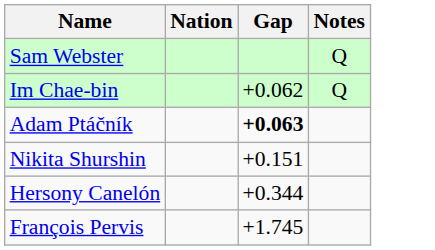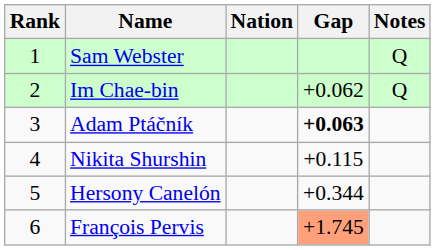+ column: (35, 21)
(273, 158) +0.151 -> (333, 158) +0.115
(273, 227) no background -> (333, 227) lightsalmon background
